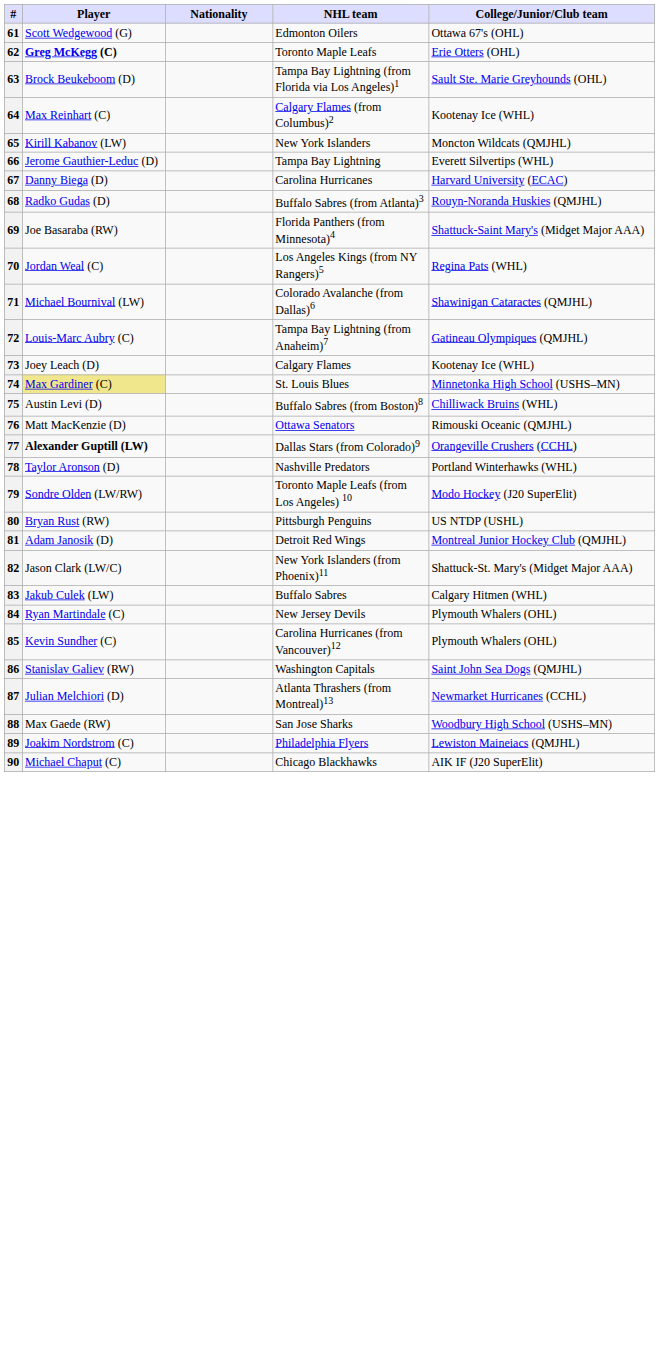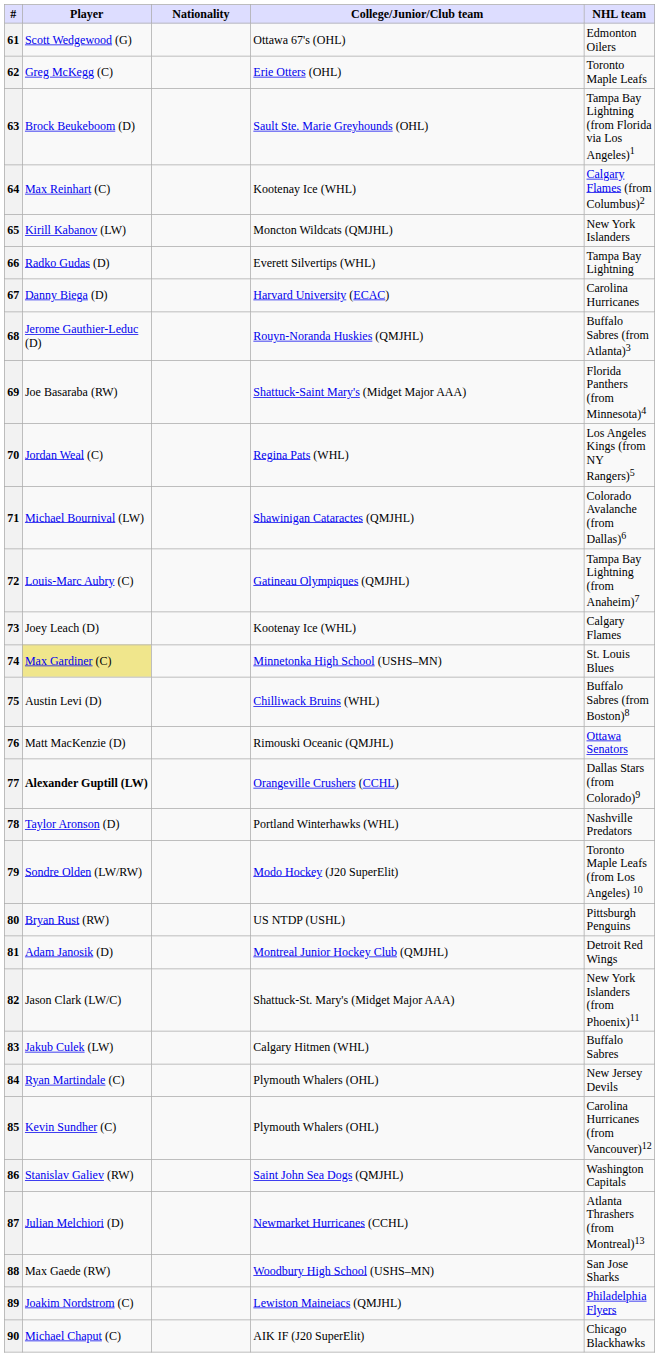columns swapped: (351, 14) <-> (542, 14)
(71, 52) bold -> (69, 72) normal
(92, 161) Jerome Gauthier-Leduc (D) -> (67, 262) Radko Gudas (D)
(67, 201) Radko Gudas (D) -> (82, 336) Jerome Gauthier-Leduc (D)
